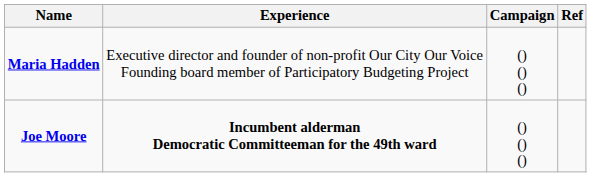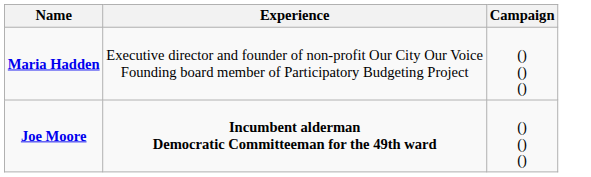- column: (572, 16)
